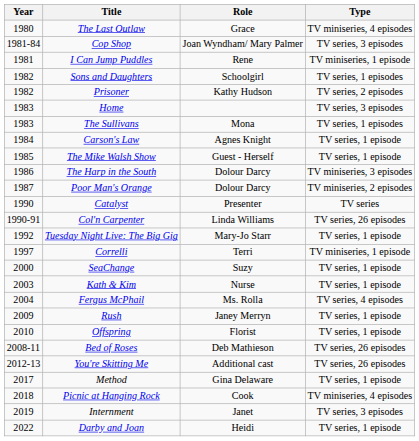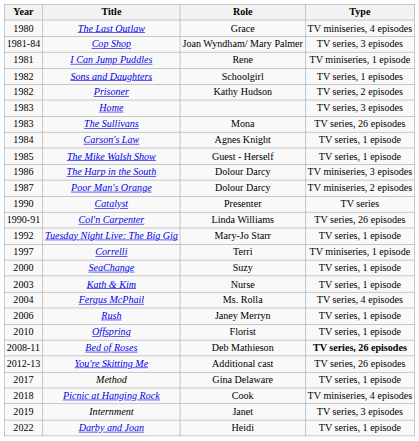(360, 124) TV series, 1 episodes -> (360, 124) TV series, 26 episodes
(23, 316) 2009 -> (23, 316) 2006
(360, 348) normal -> (360, 348) bold
